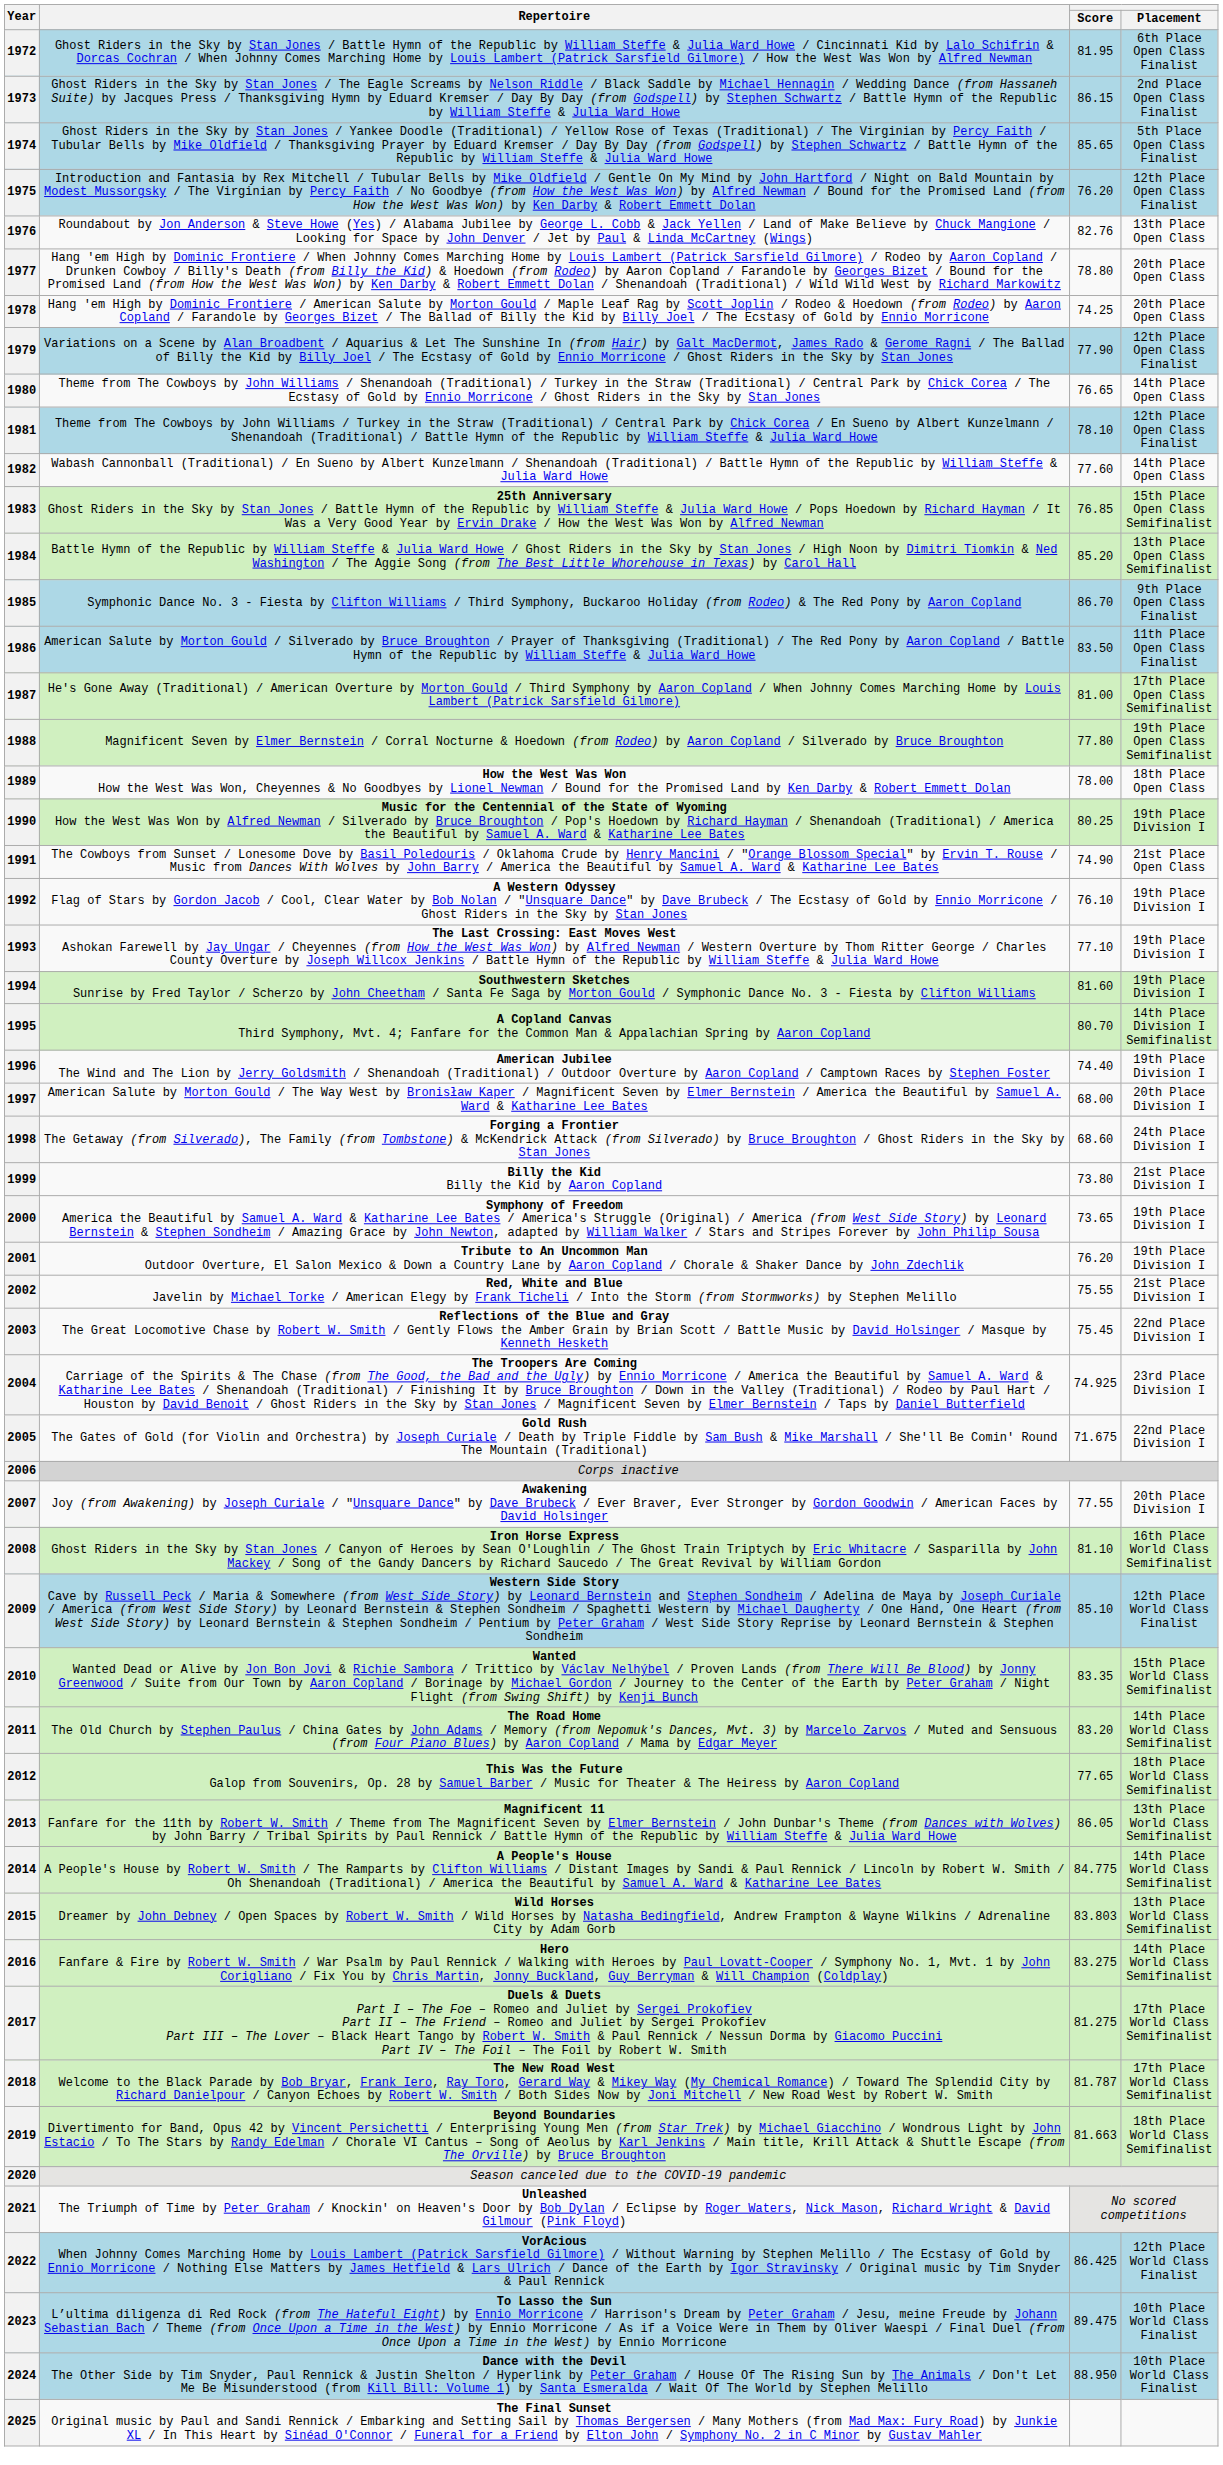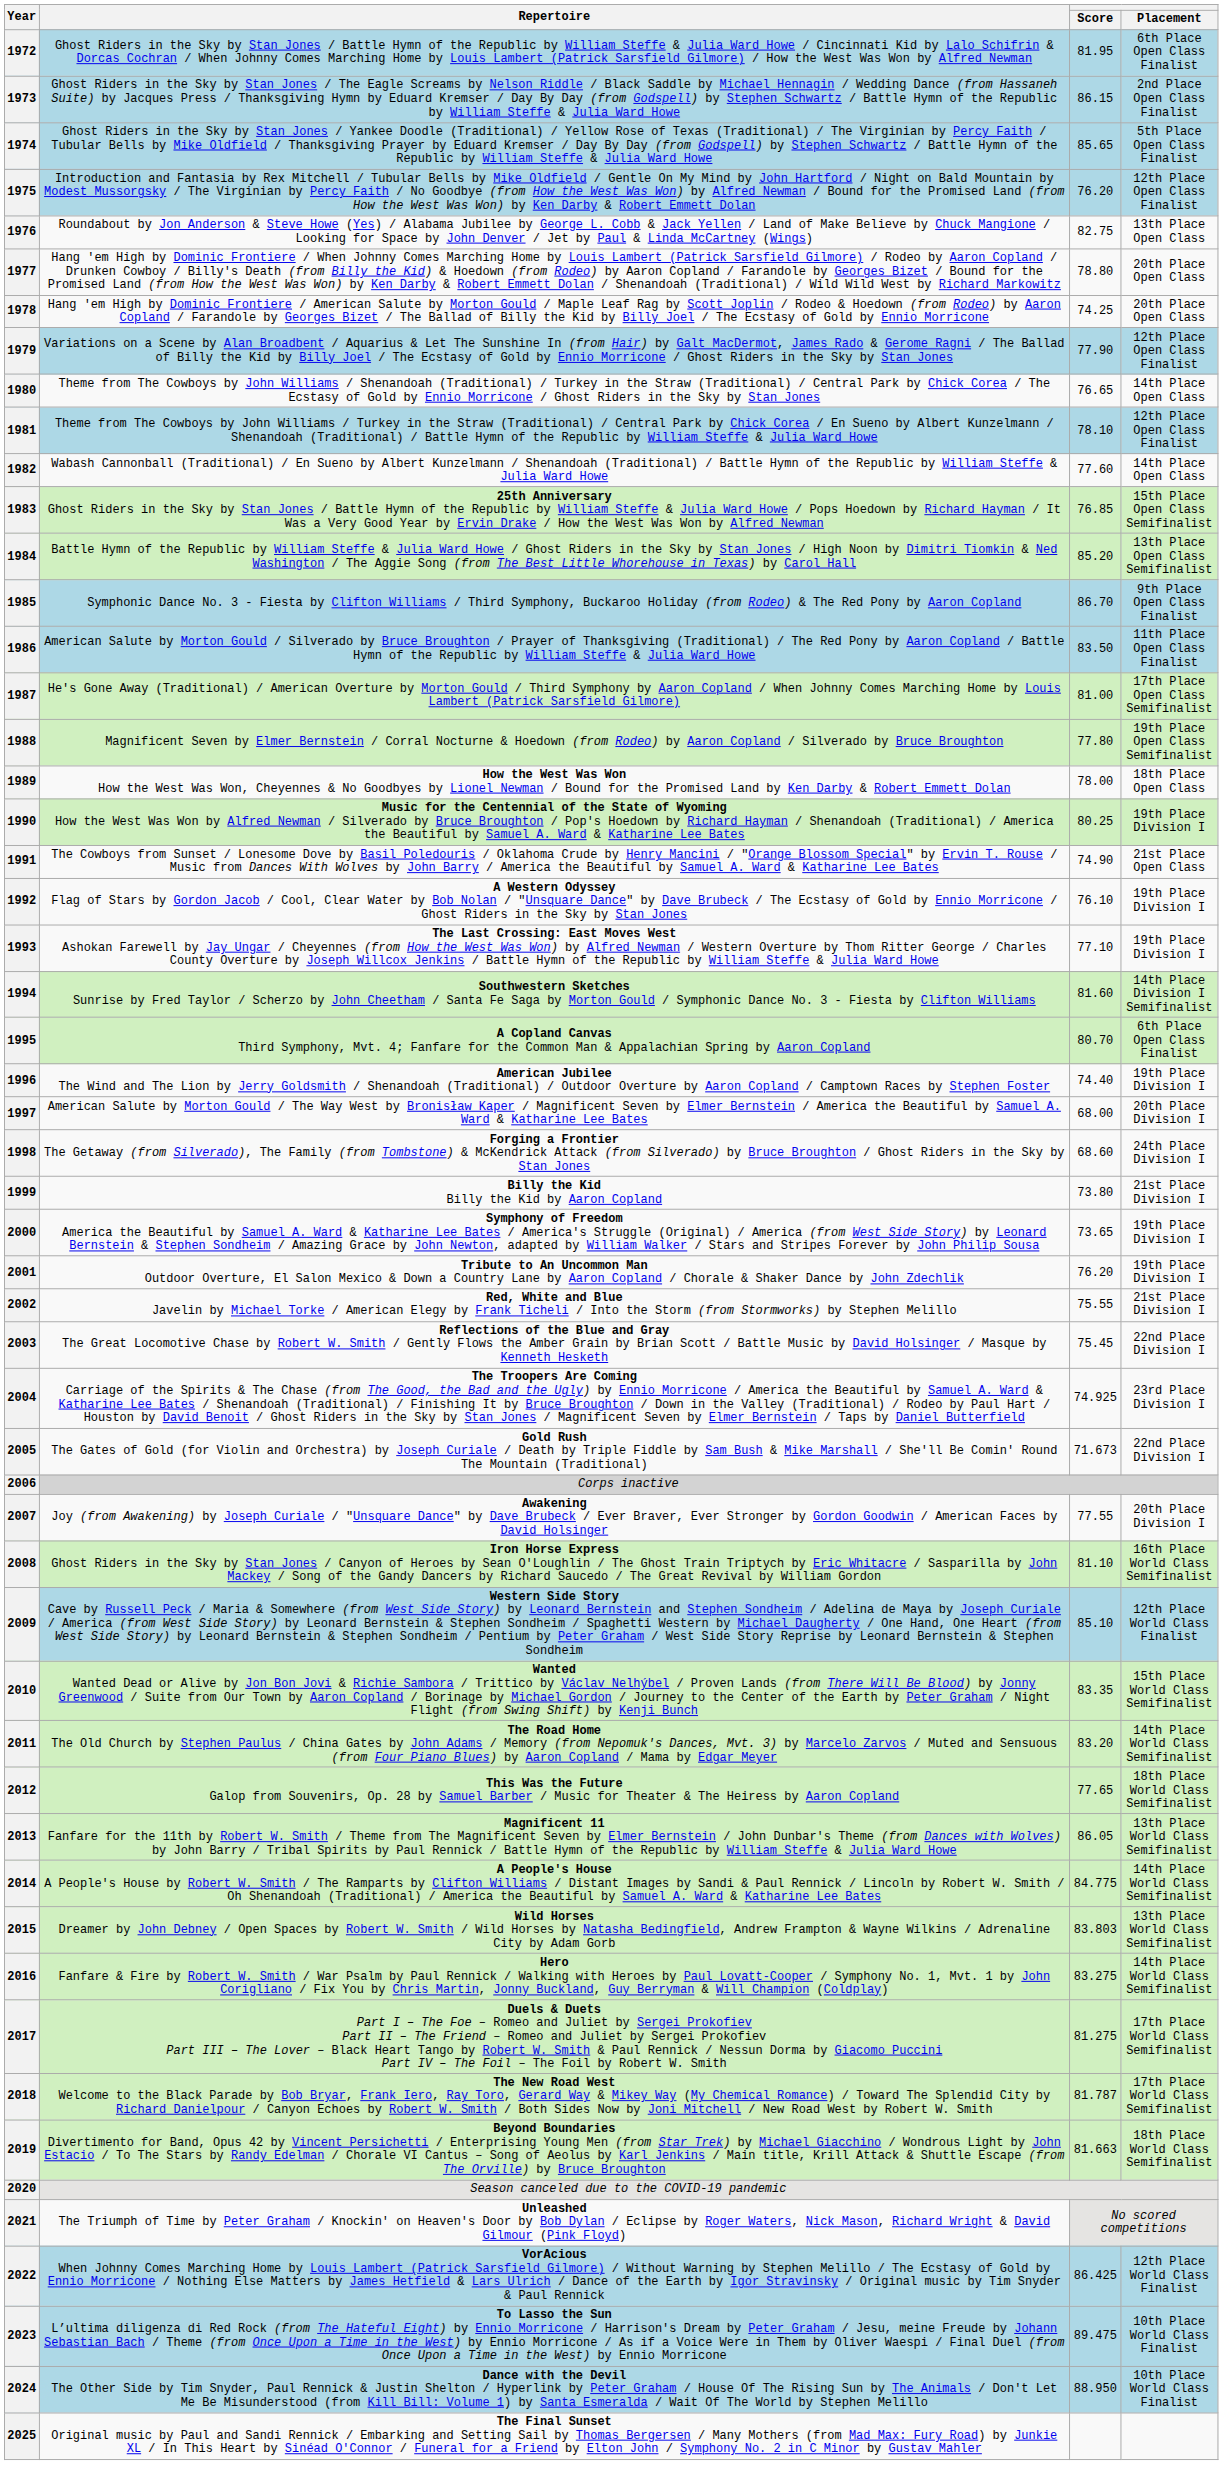(1095, 232) 82.76 -> (1095, 232) 82.75
(1169, 988) 19th Place Division I -> (1169, 995) 14th Place Division I Semifinalist
(1169, 1028) 14th Place Division I Semifinalist -> (1169, 1041) 6th Place Open Class Finalist
(1095, 1438) 71.675 -> (1095, 1452) 71.673
